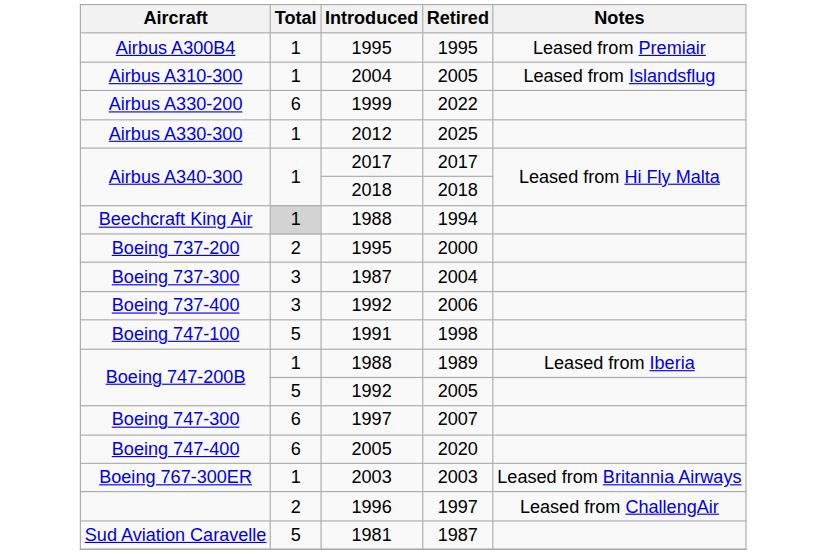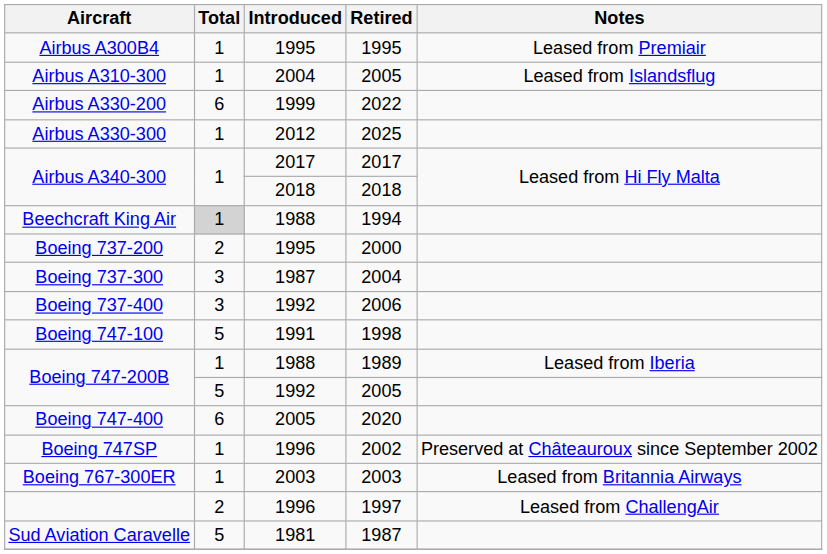- row: (176, 420)
+ row: (99, 448)
